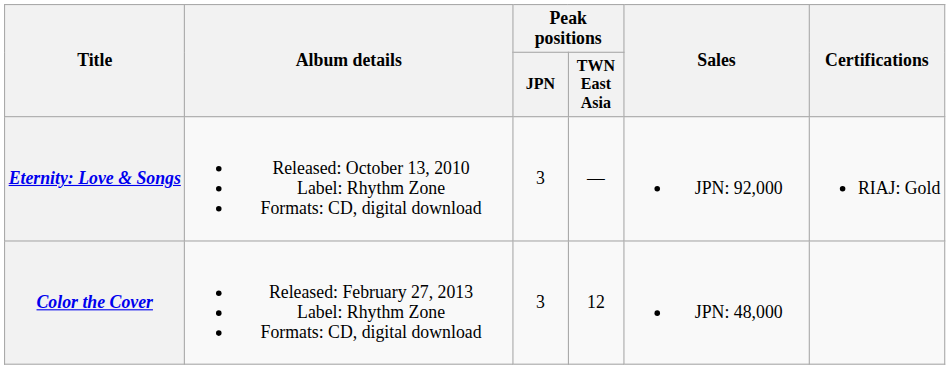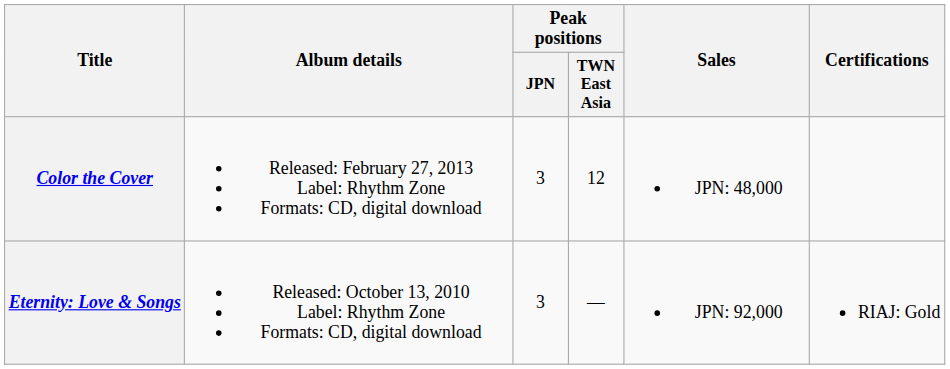rows swapped: (95, 178) <-> (95, 302)
